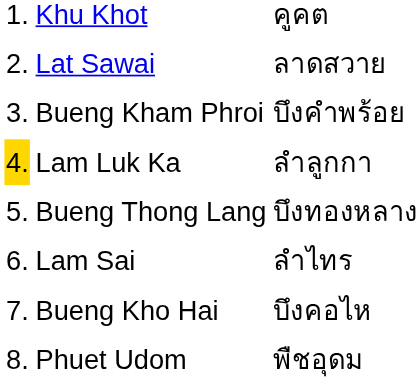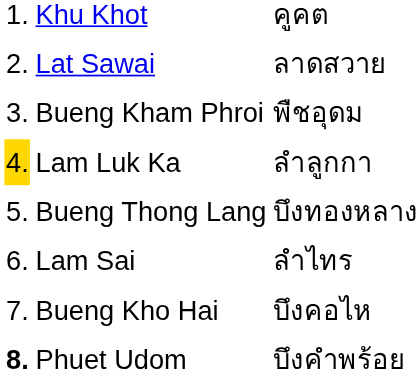(339, 113) บึงคำพร้อย -> (318, 113) พืชอุดม
(17, 359) normal -> (17, 359) bold
(318, 359) พืชอุดม -> (339, 359) บึงคำพร้อย
